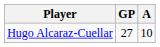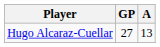(146, 33) 10 -> (146, 33) 13
